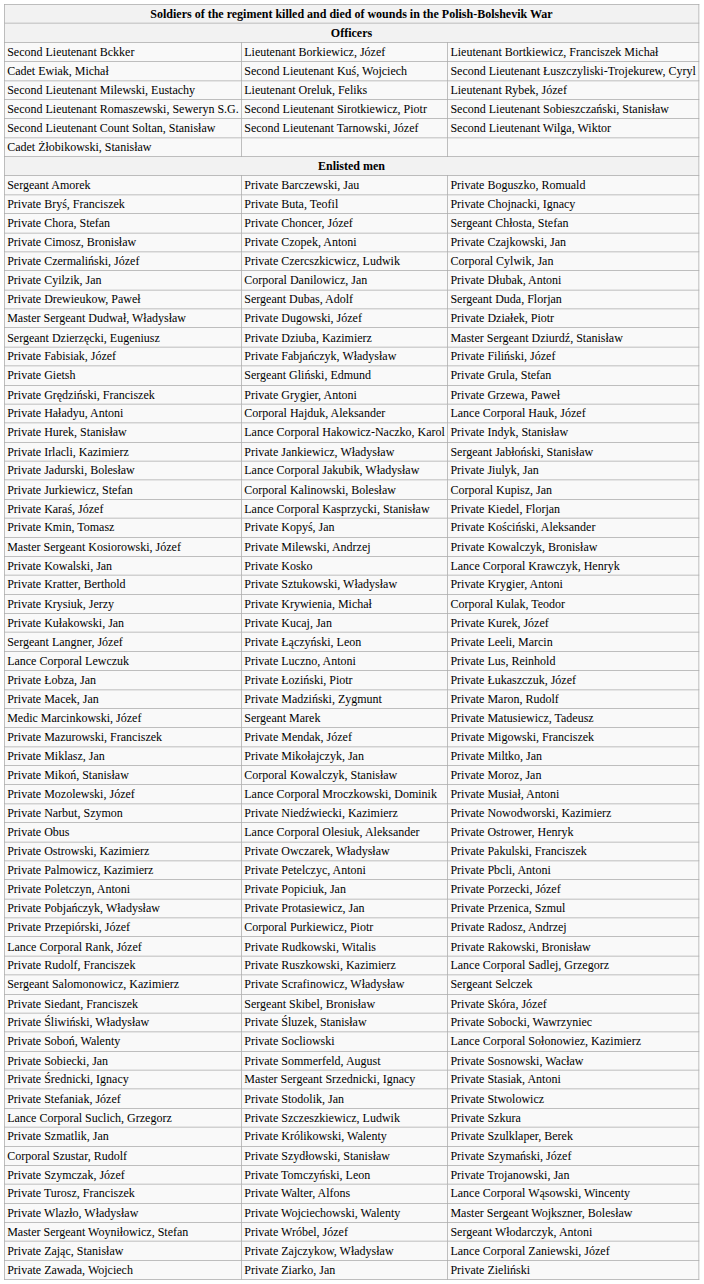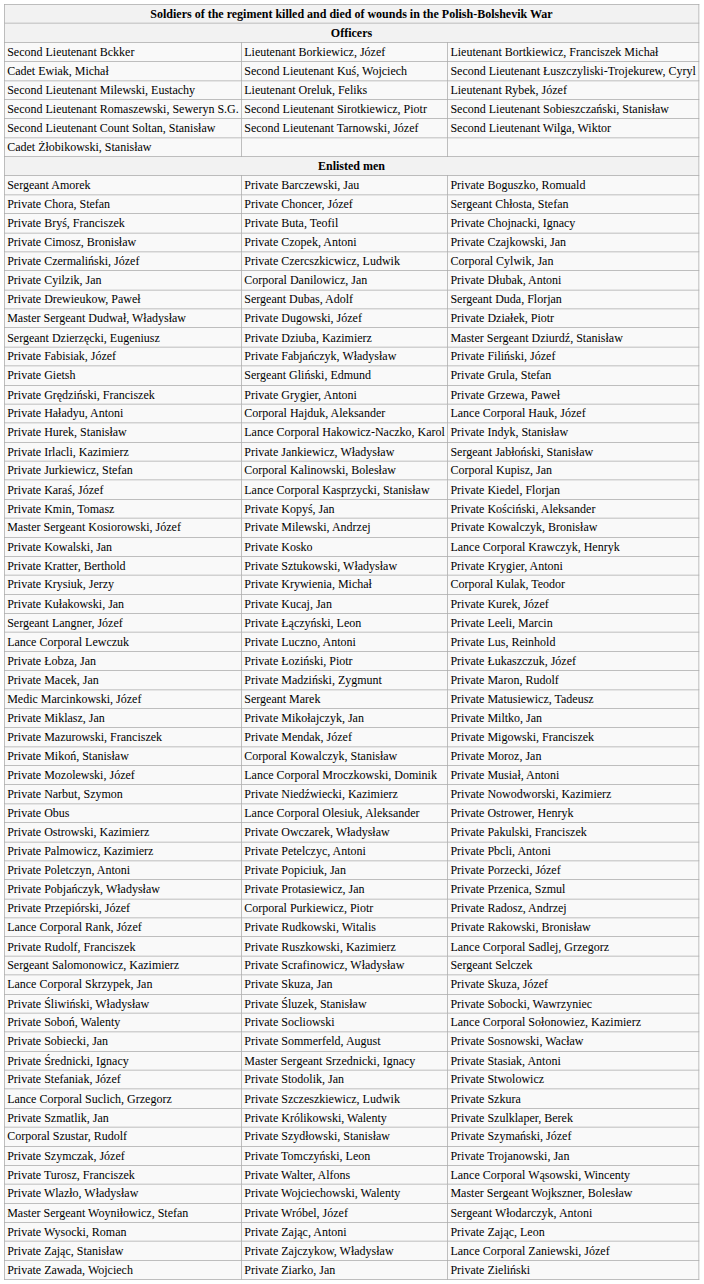rows swapped: (66, 204) <-> (59, 223)
- row: (71, 470)
rows swapped: (85, 737) <-> (56, 756)
- row: (73, 1003)
+ row: (80, 984)
+ row: (67, 1232)
